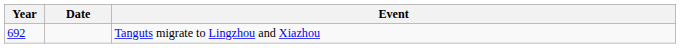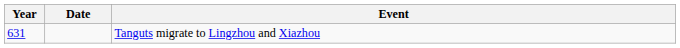(16, 33) 692 -> (16, 33) 631
